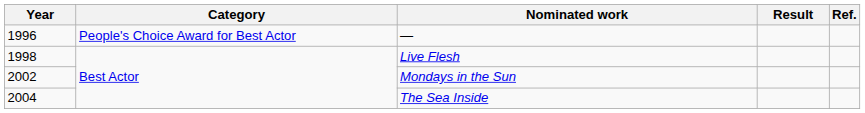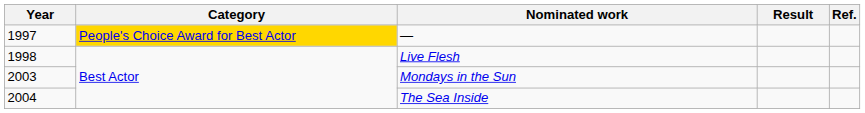(22, 35) 1996 -> (22, 35) 1997
(187, 35) no background -> (187, 35) gold background
(22, 77) 2002 -> (22, 77) 2003
